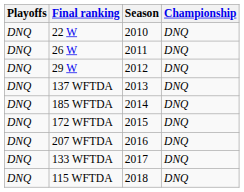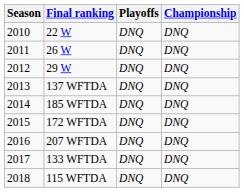columns swapped: (142, 13) <-> (27, 13)
